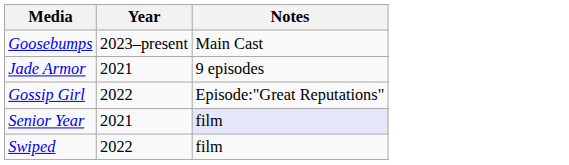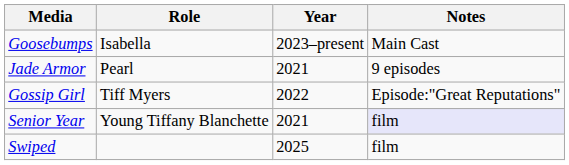+ column: (184, 17)
(116, 146) 2022 -> (292, 146) 2025
